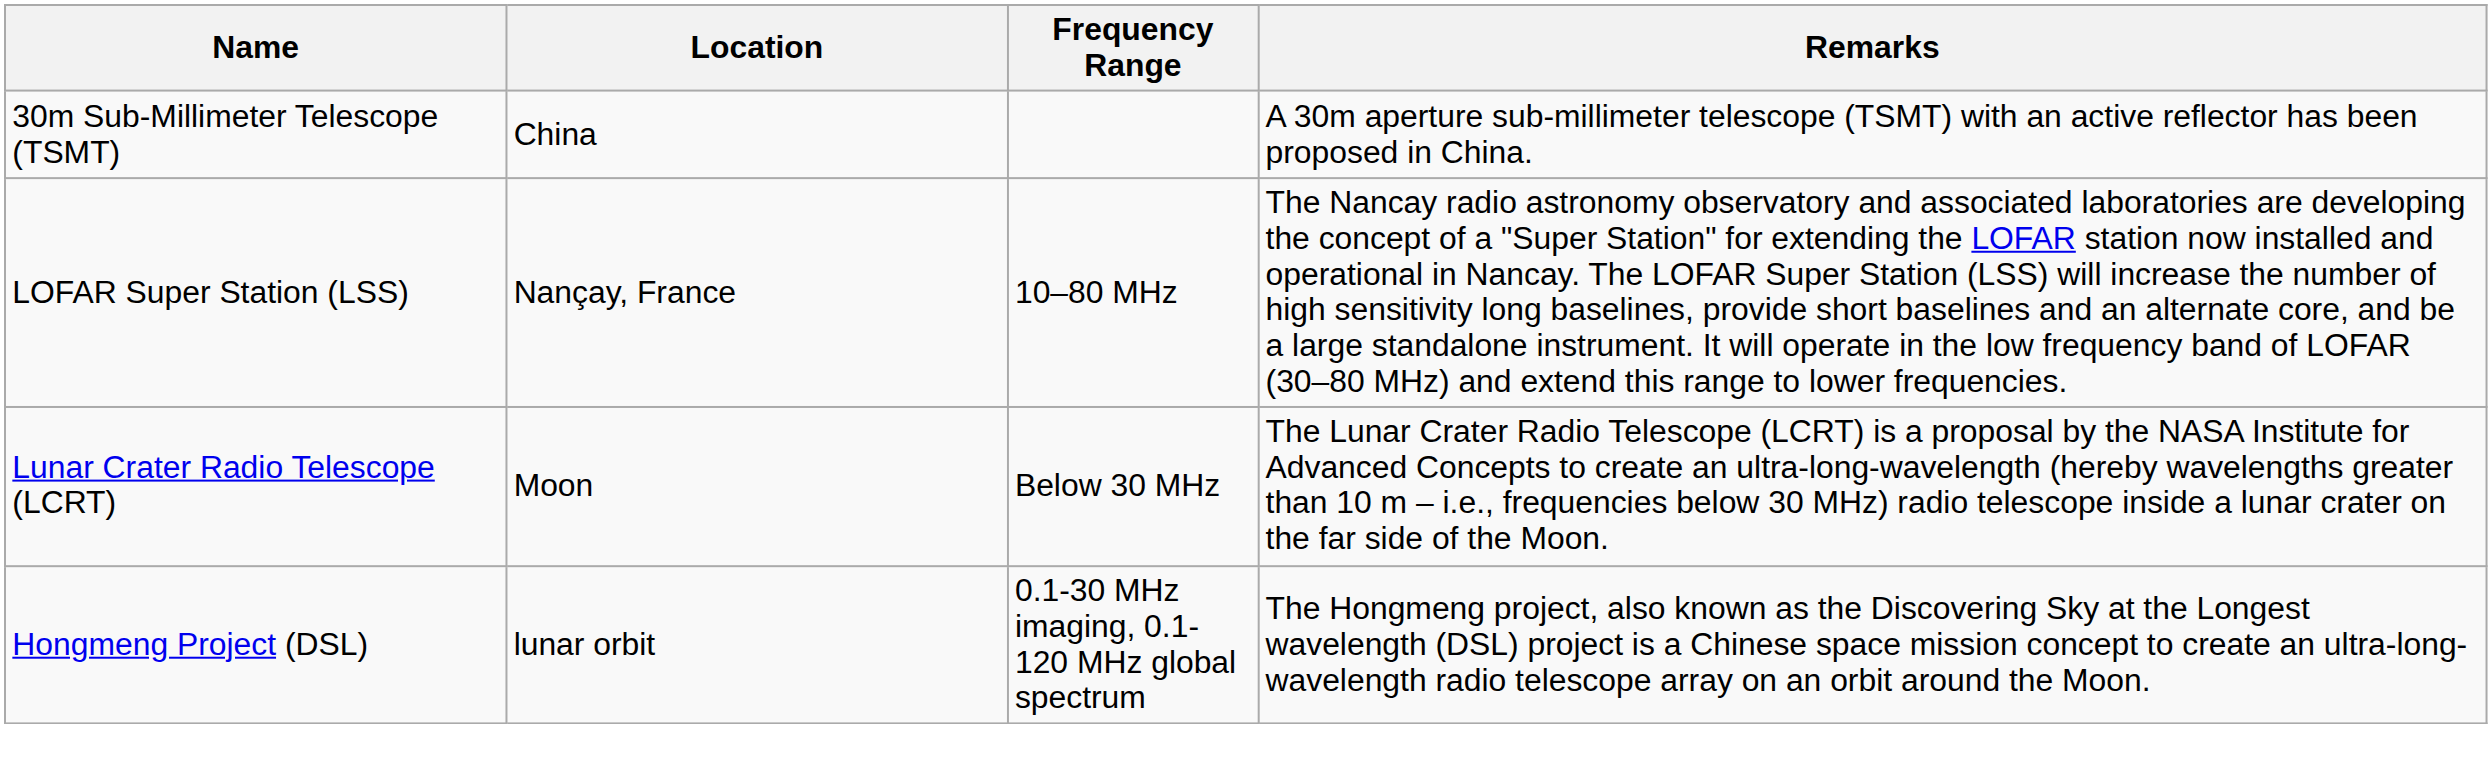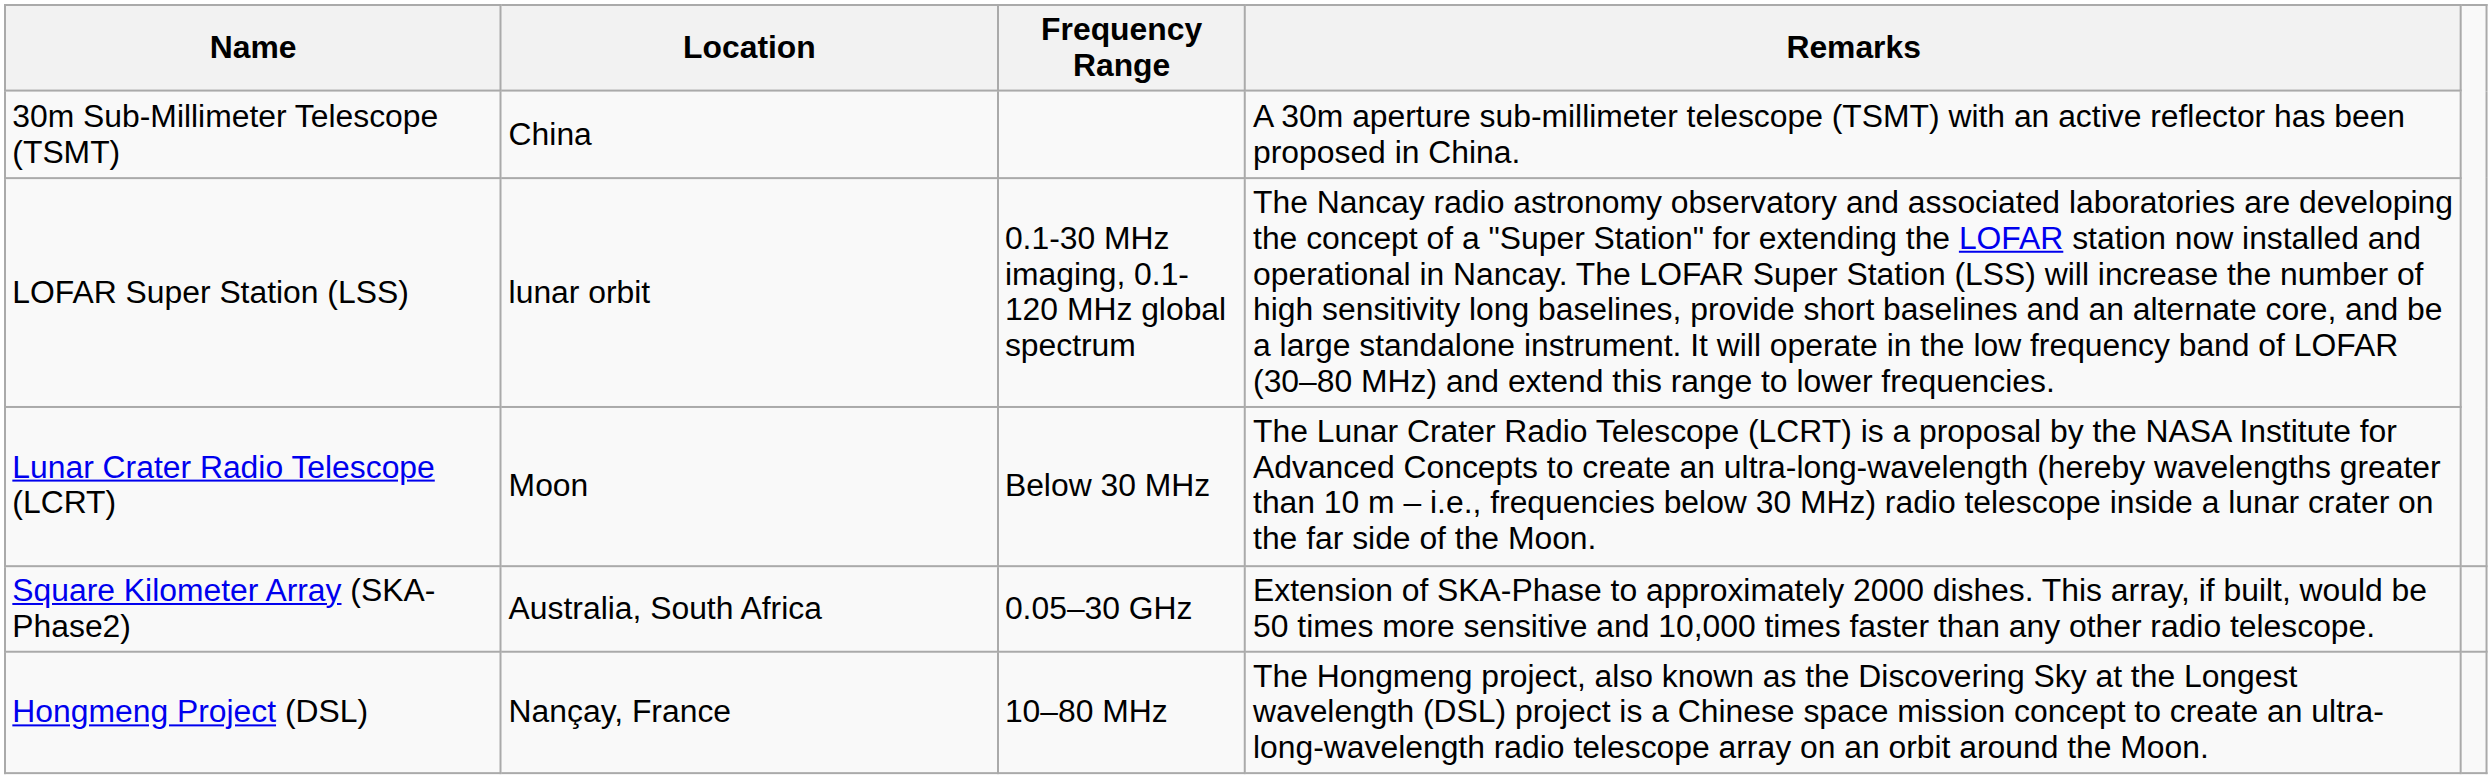(625, 291) Nançay, France -> (579, 291) lunar orbit
(1096, 291) 10–80 MHz -> (1116, 291) 0.1-30 MHz imaging, 0.1-120 MHz global spectrum
+ row: (224, 607)
(584, 643) lunar orbit -> (620, 712) Nançay, France
(1126, 643) 0.1-30 MHz imaging, 0.1-120 MHz global spectrum -> (1086, 712) 10–80 MHz
